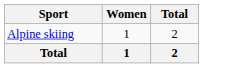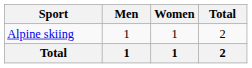+ column: (126, 14)
